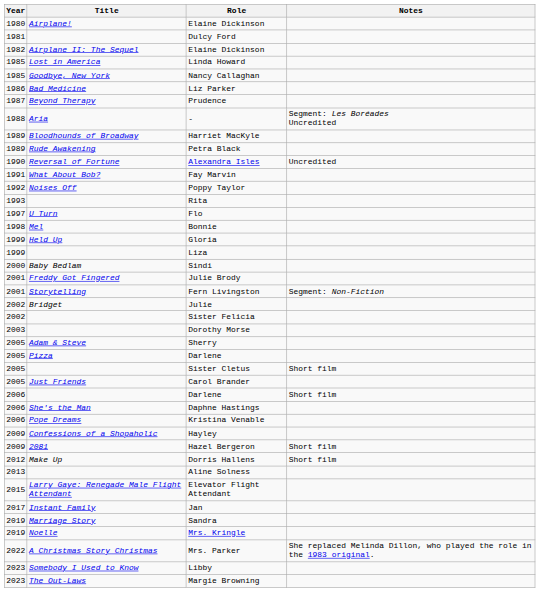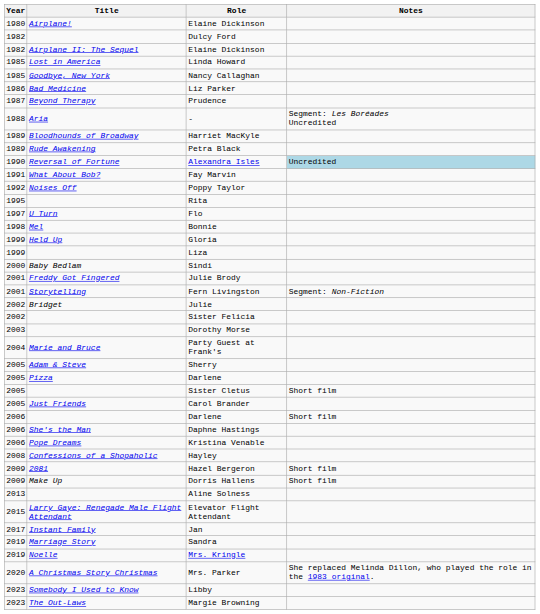(16, 37) 1981 -> (16, 37) 1982
(313, 162) no background -> (313, 162) lightblue background
(16, 201) 1993 -> (16, 201) 1995
+ row: (65, 348)
(16, 433) 2009 -> (16, 456) 2008
(16, 459) 2012 -> (16, 481) 2009
(16, 551) 2022 -> (16, 573) 2020
